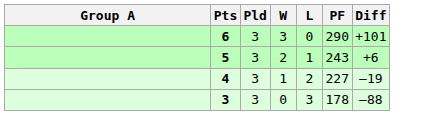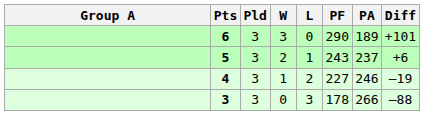+ column: (367, 15)
